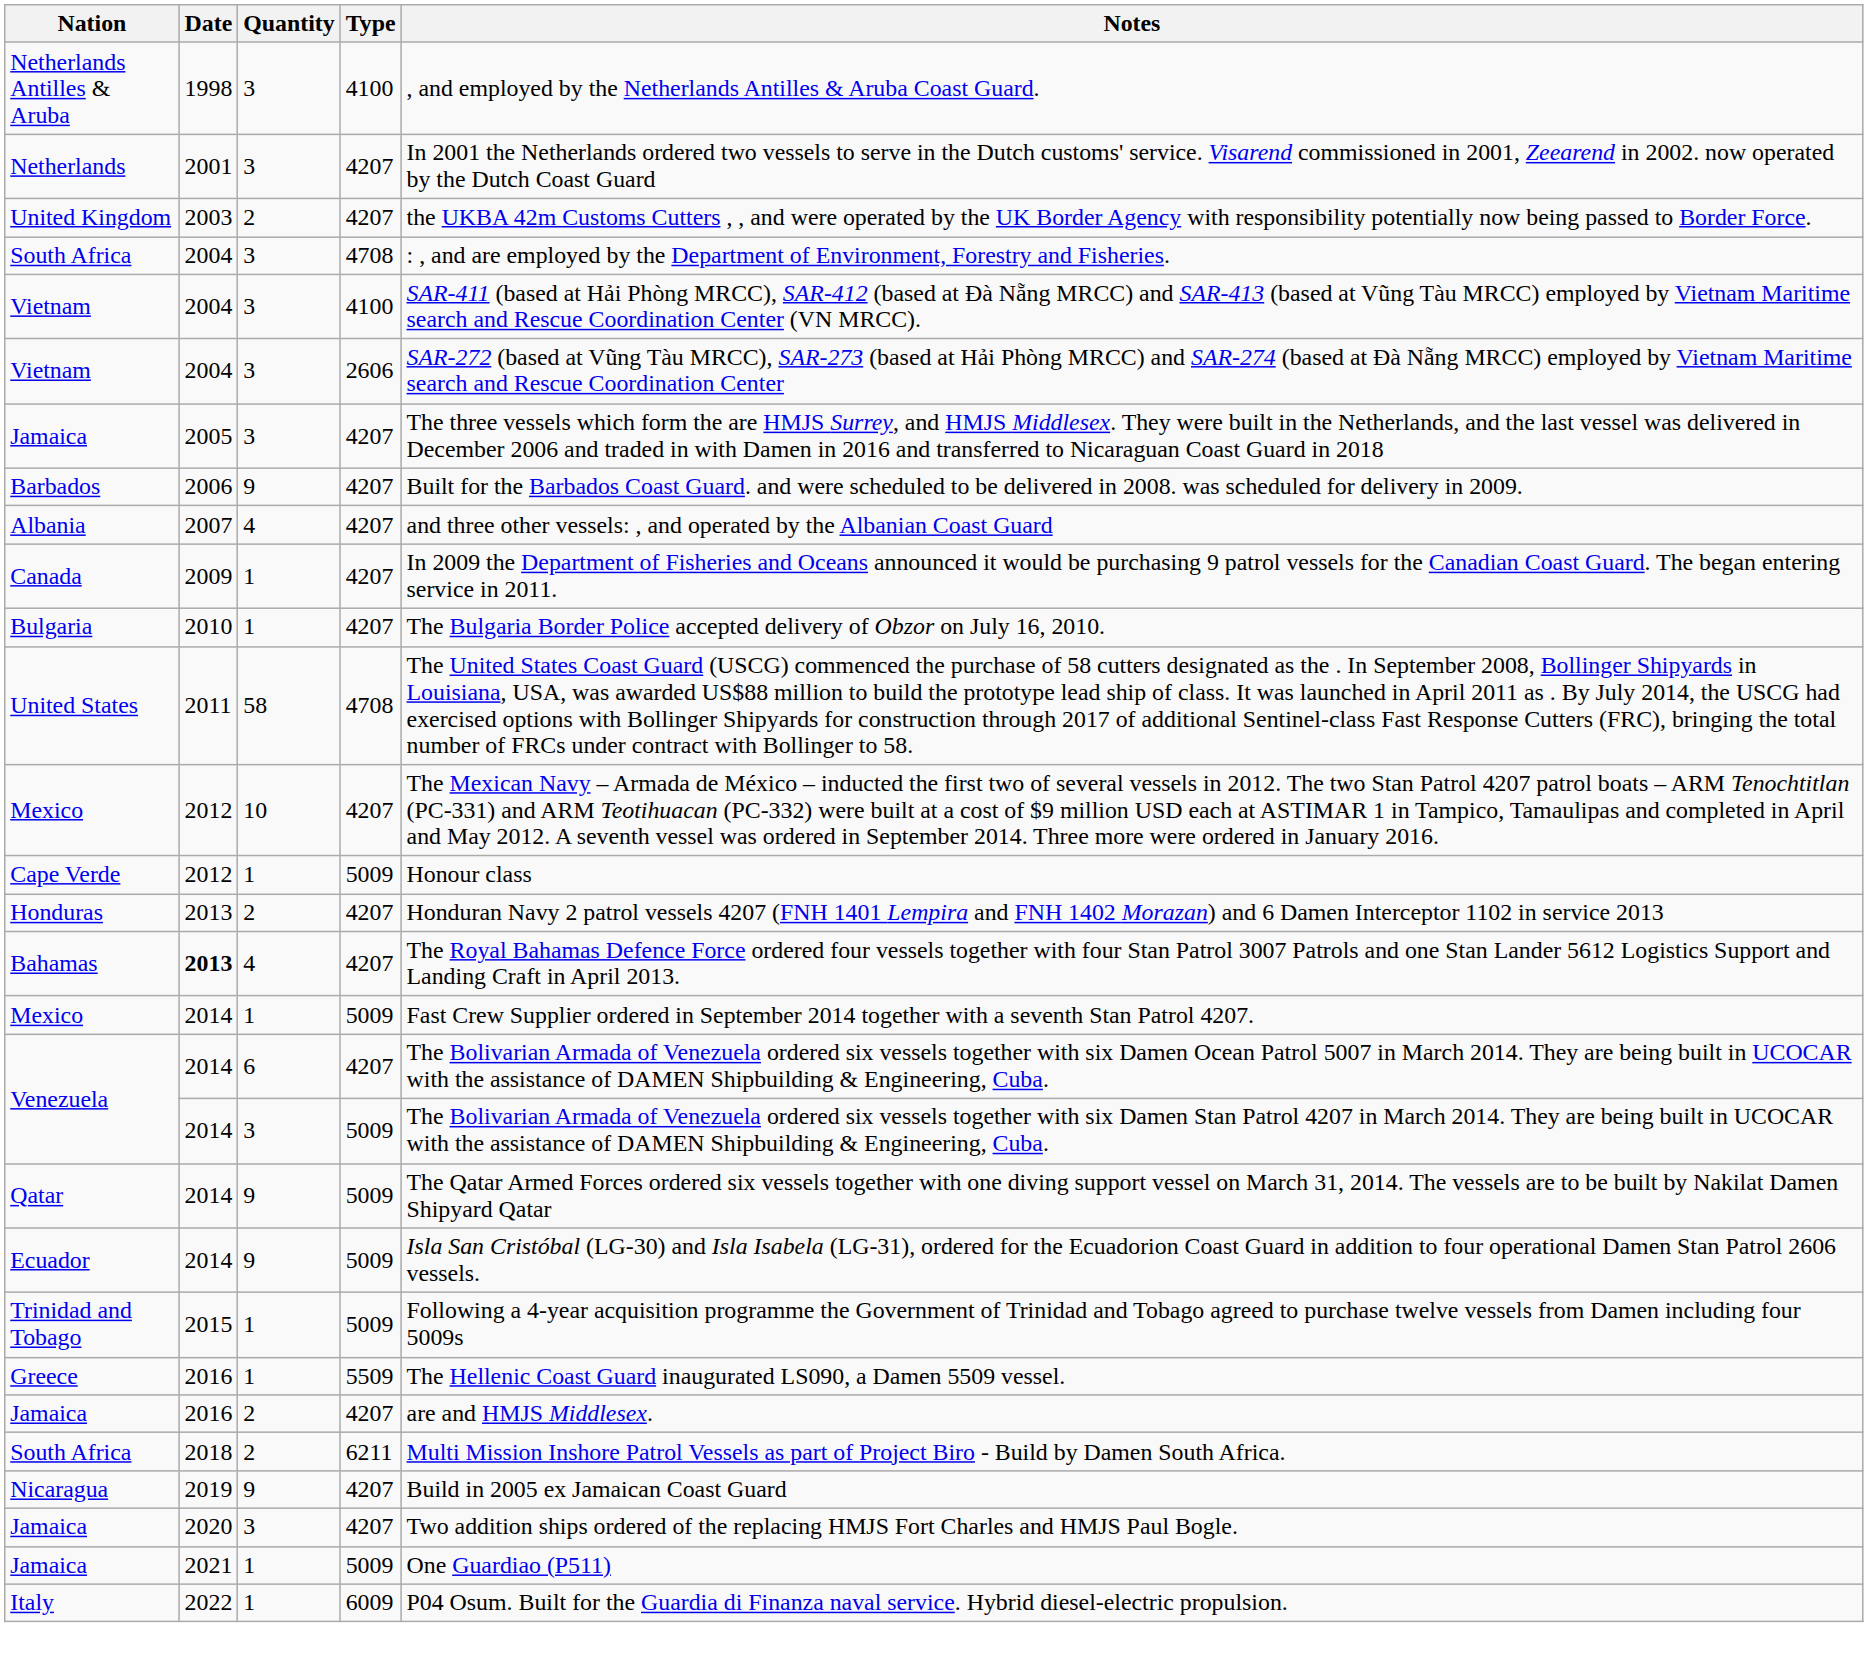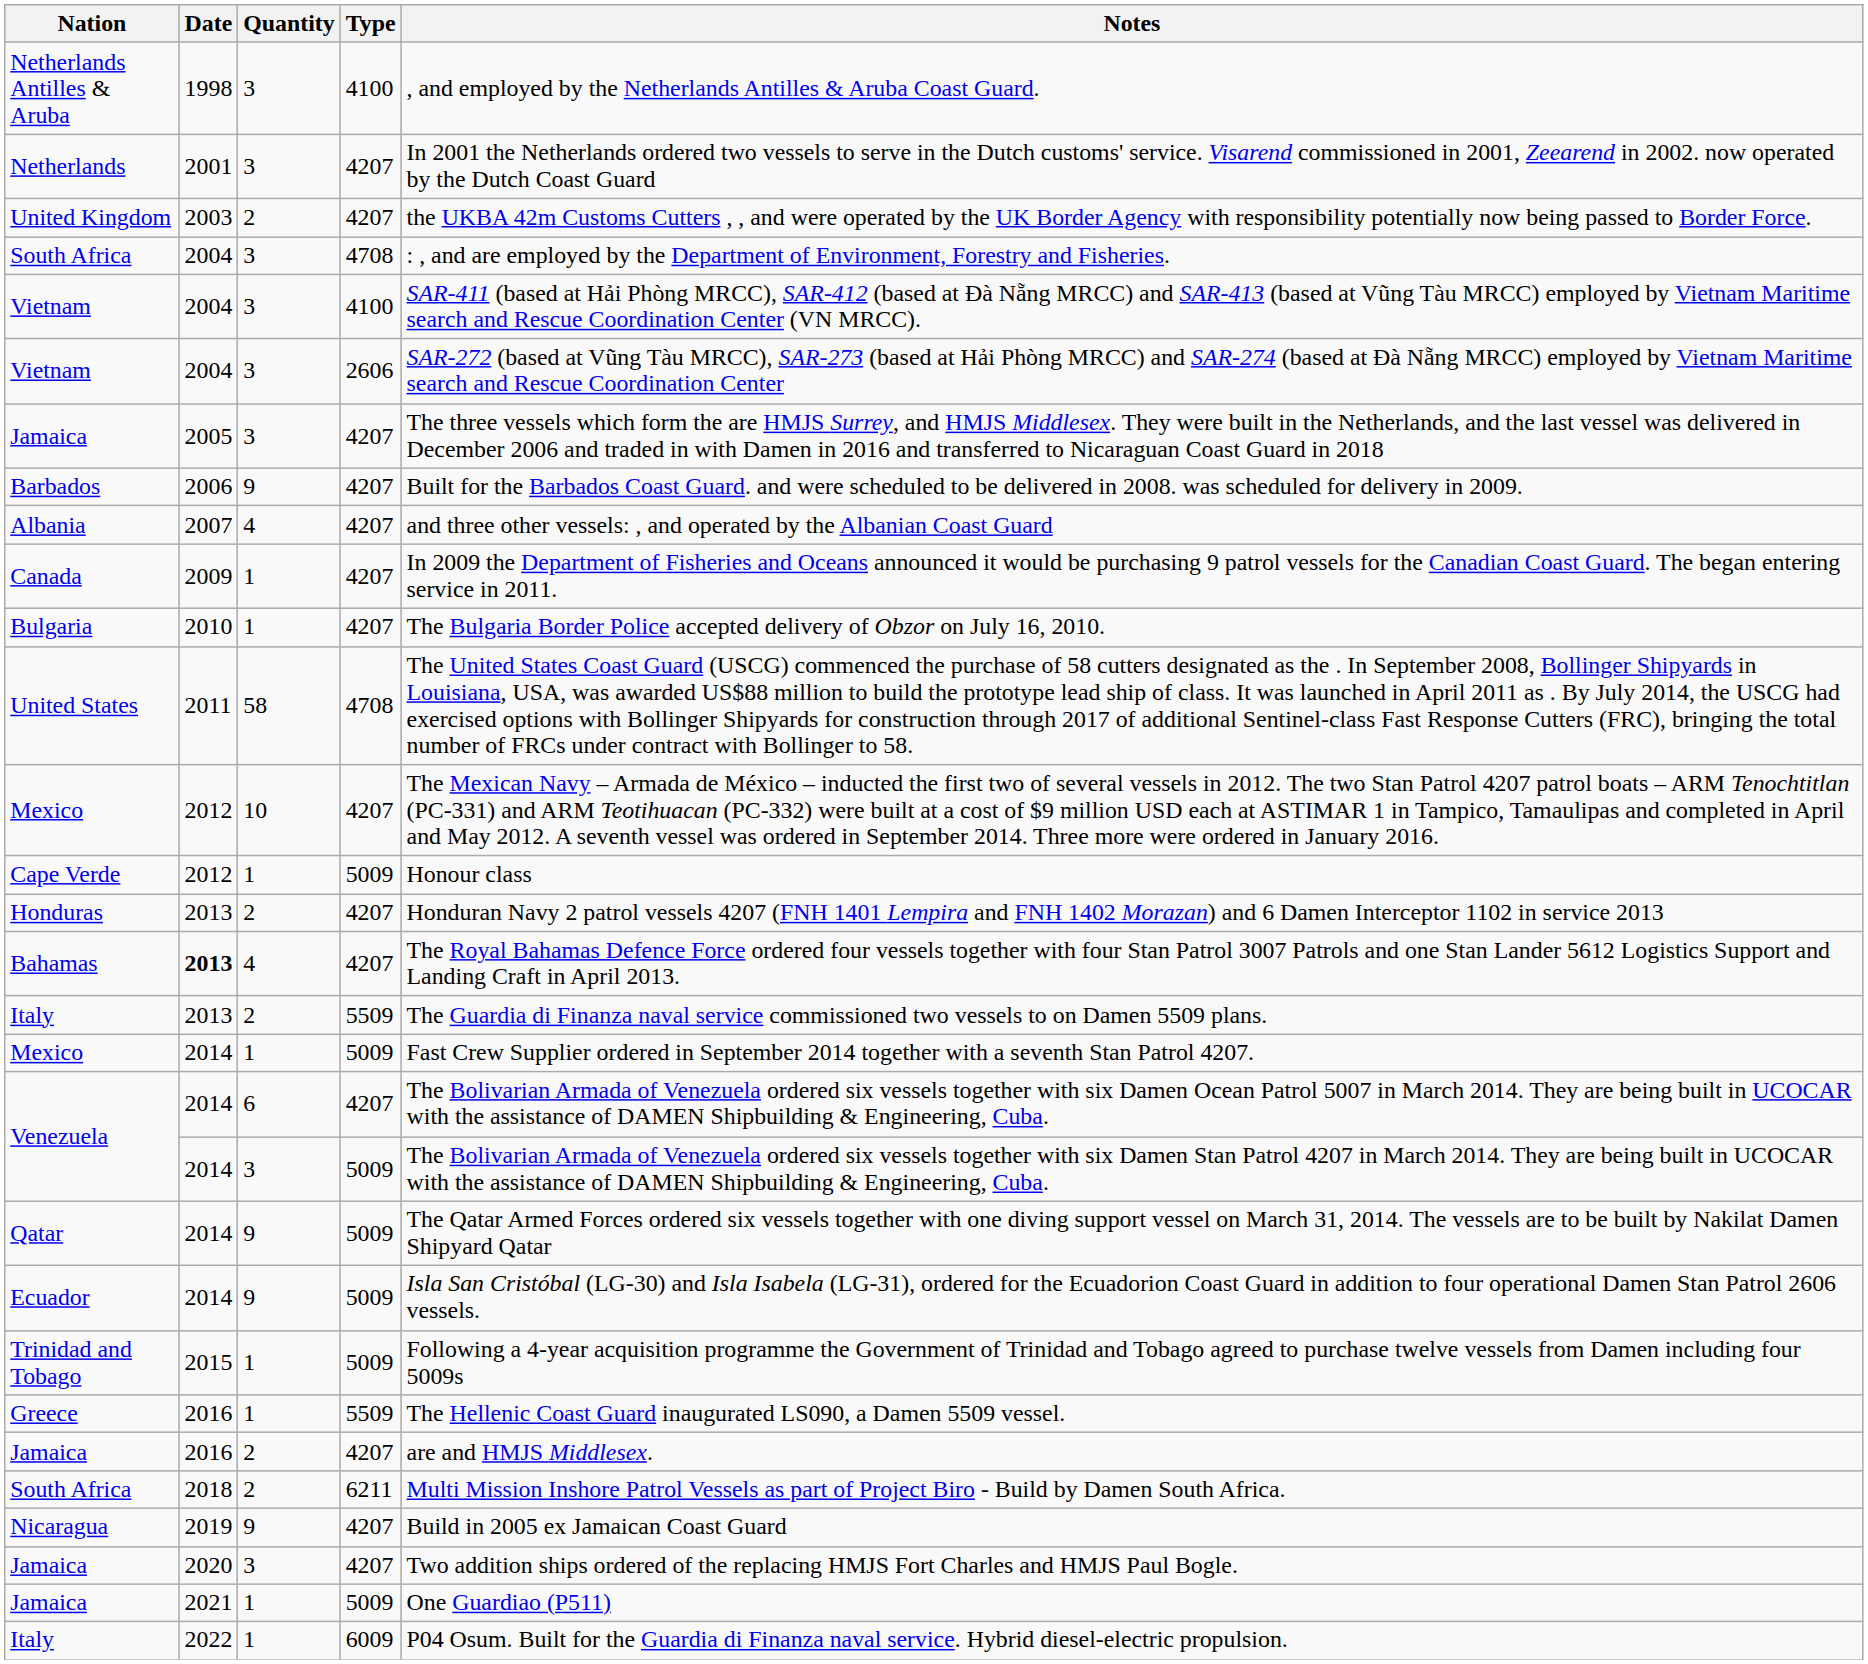+ row: (32, 1014)
